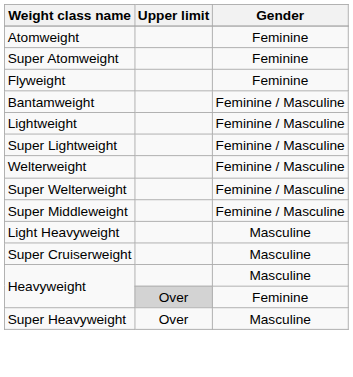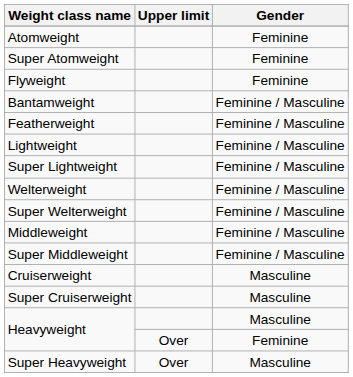+ row: (51, 124)
+ row: (48, 232)
- row: (63, 232)
+ row: (49, 275)
(174, 297) lightgrey background -> (174, 340) no background
